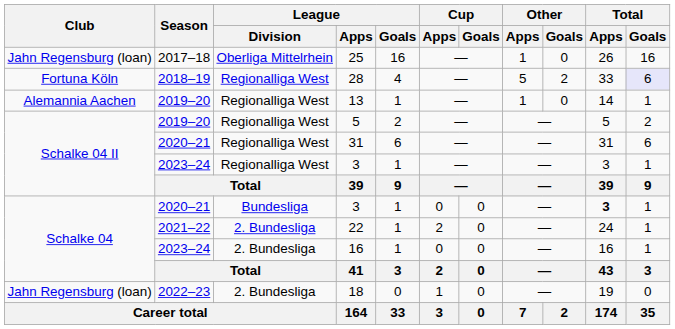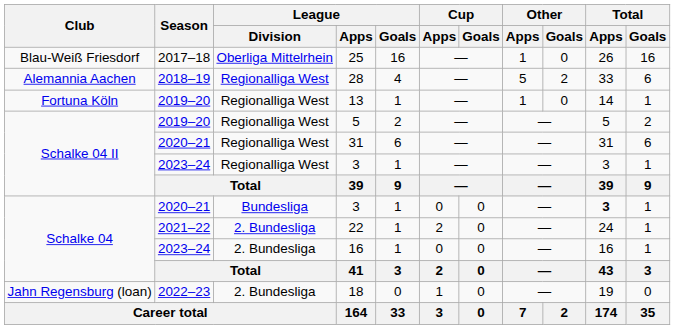(80, 57) Jahn Regensburg (loan) -> (80, 57) Blau-Weiß Friesdorf
(80, 79) Fortuna Köln -> (80, 79) Alemannia Aachen
(648, 79) lavender background -> (648, 79) no background
(80, 100) Alemannia Aachen -> (80, 100) Fortuna Köln
